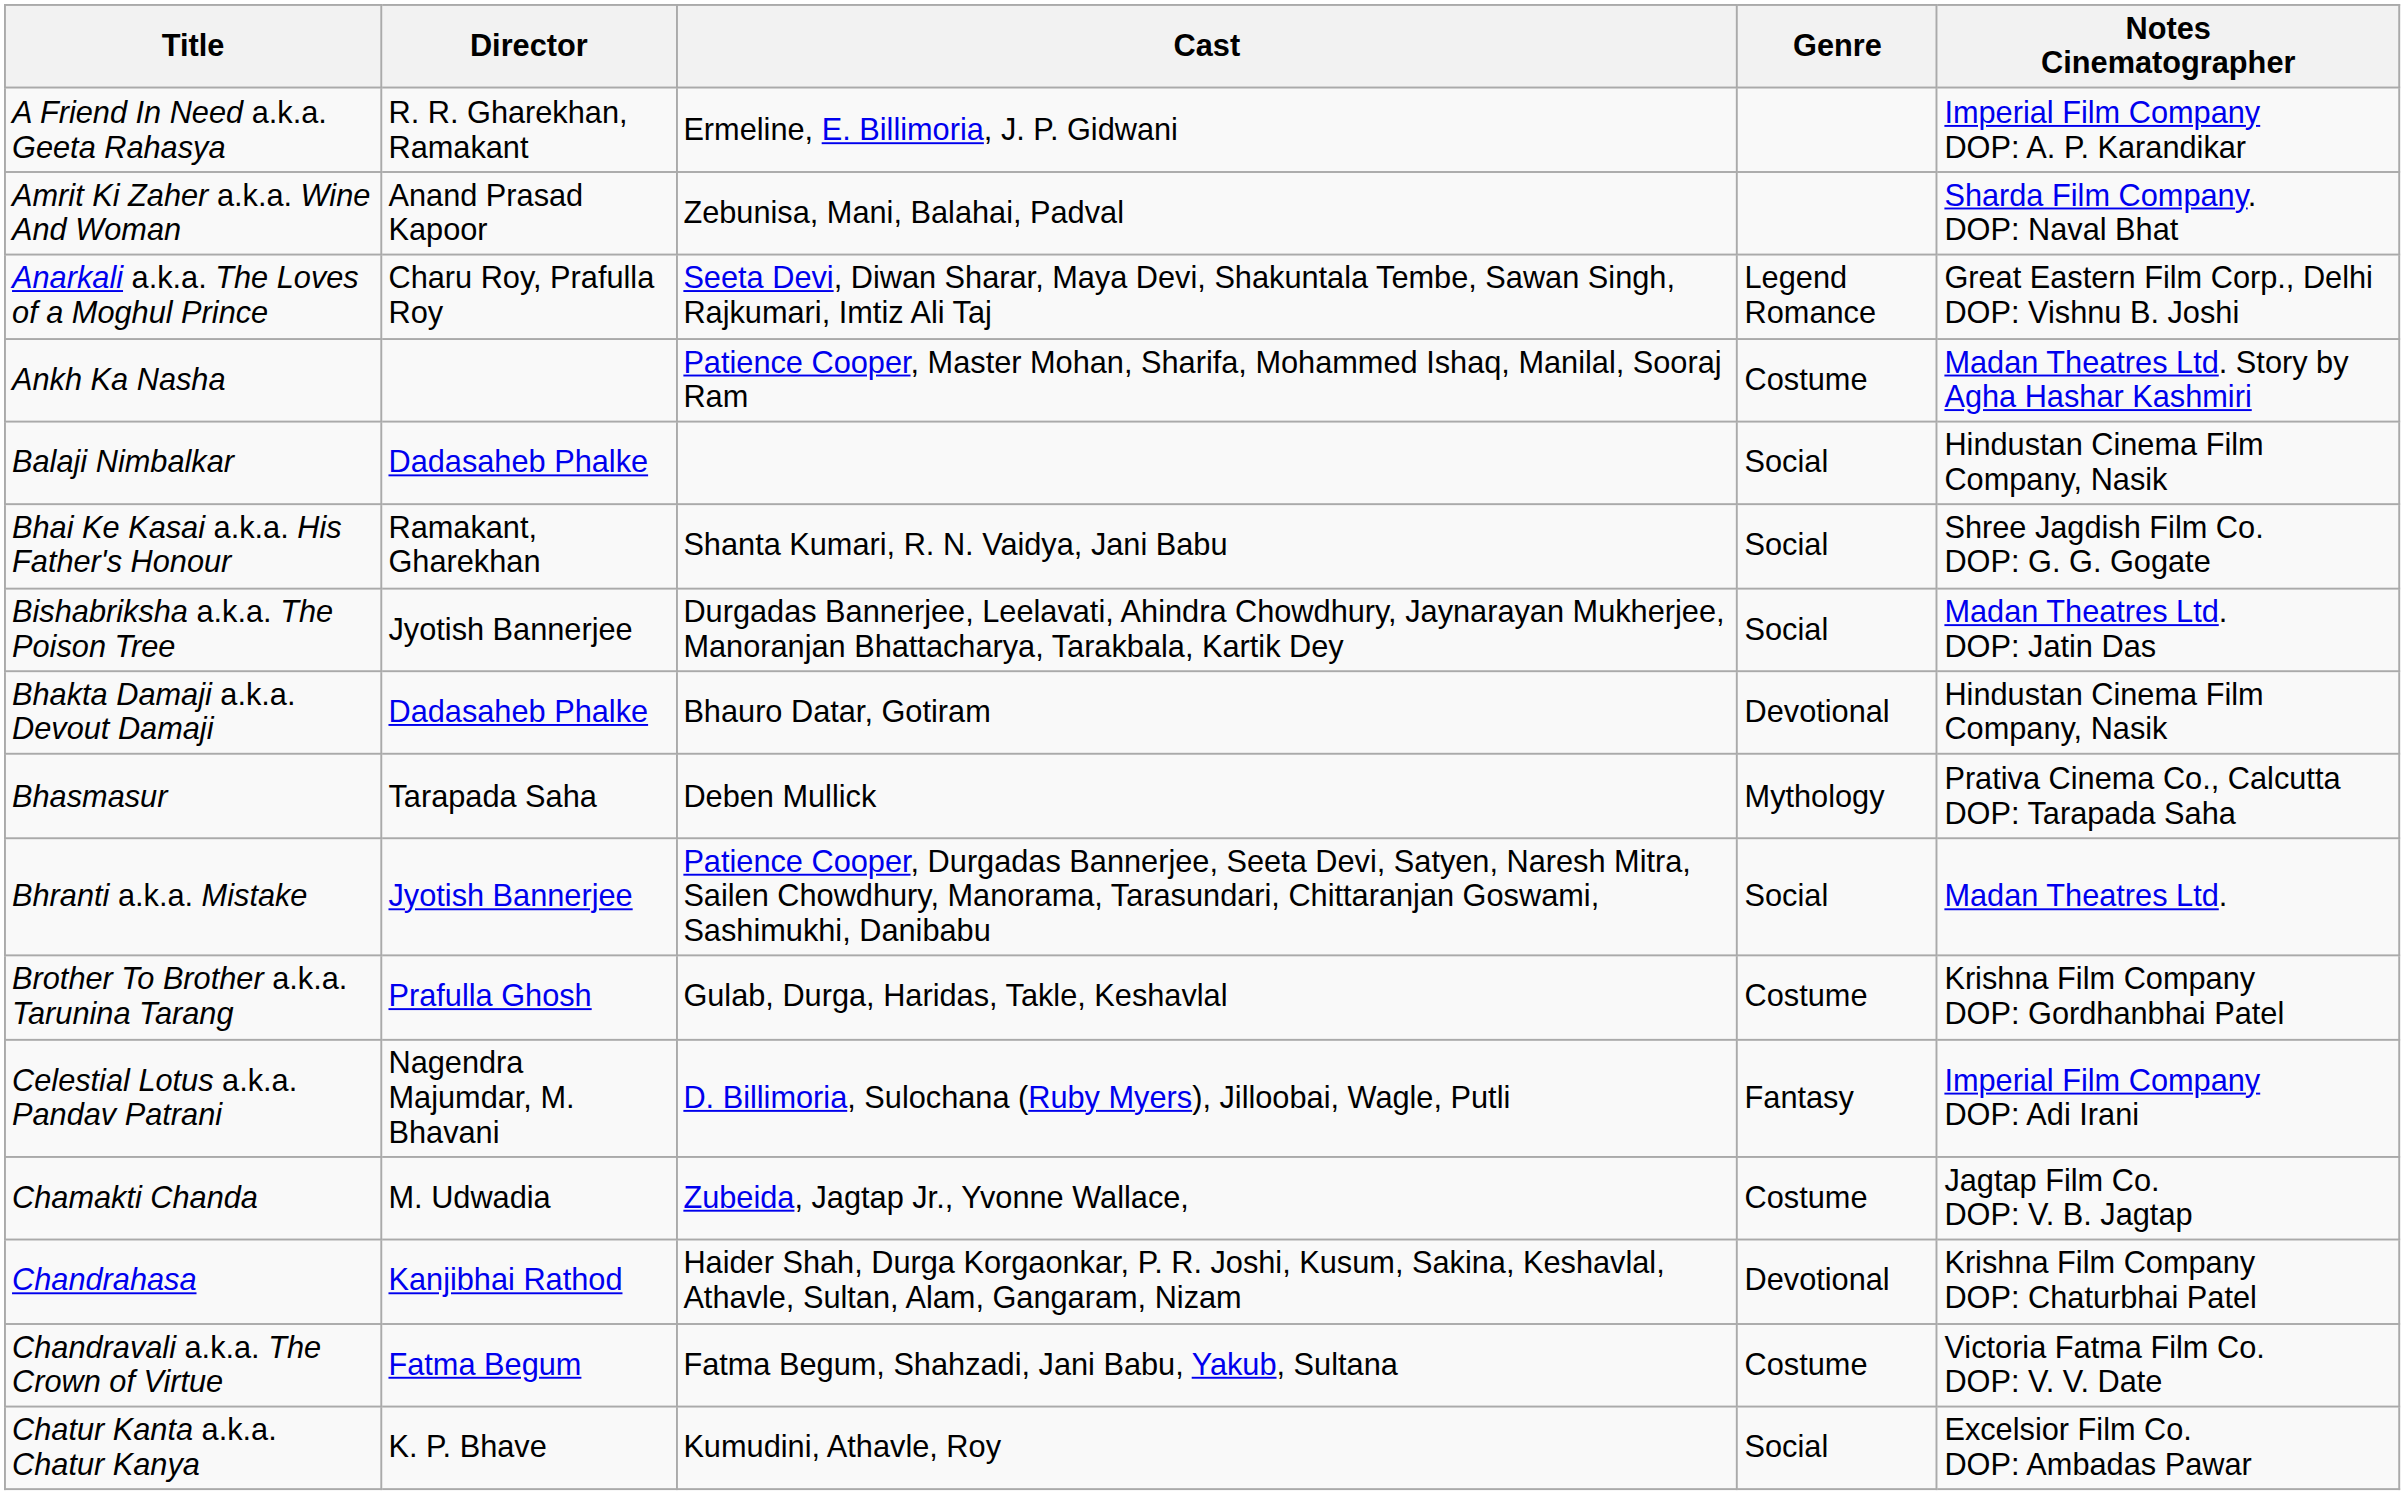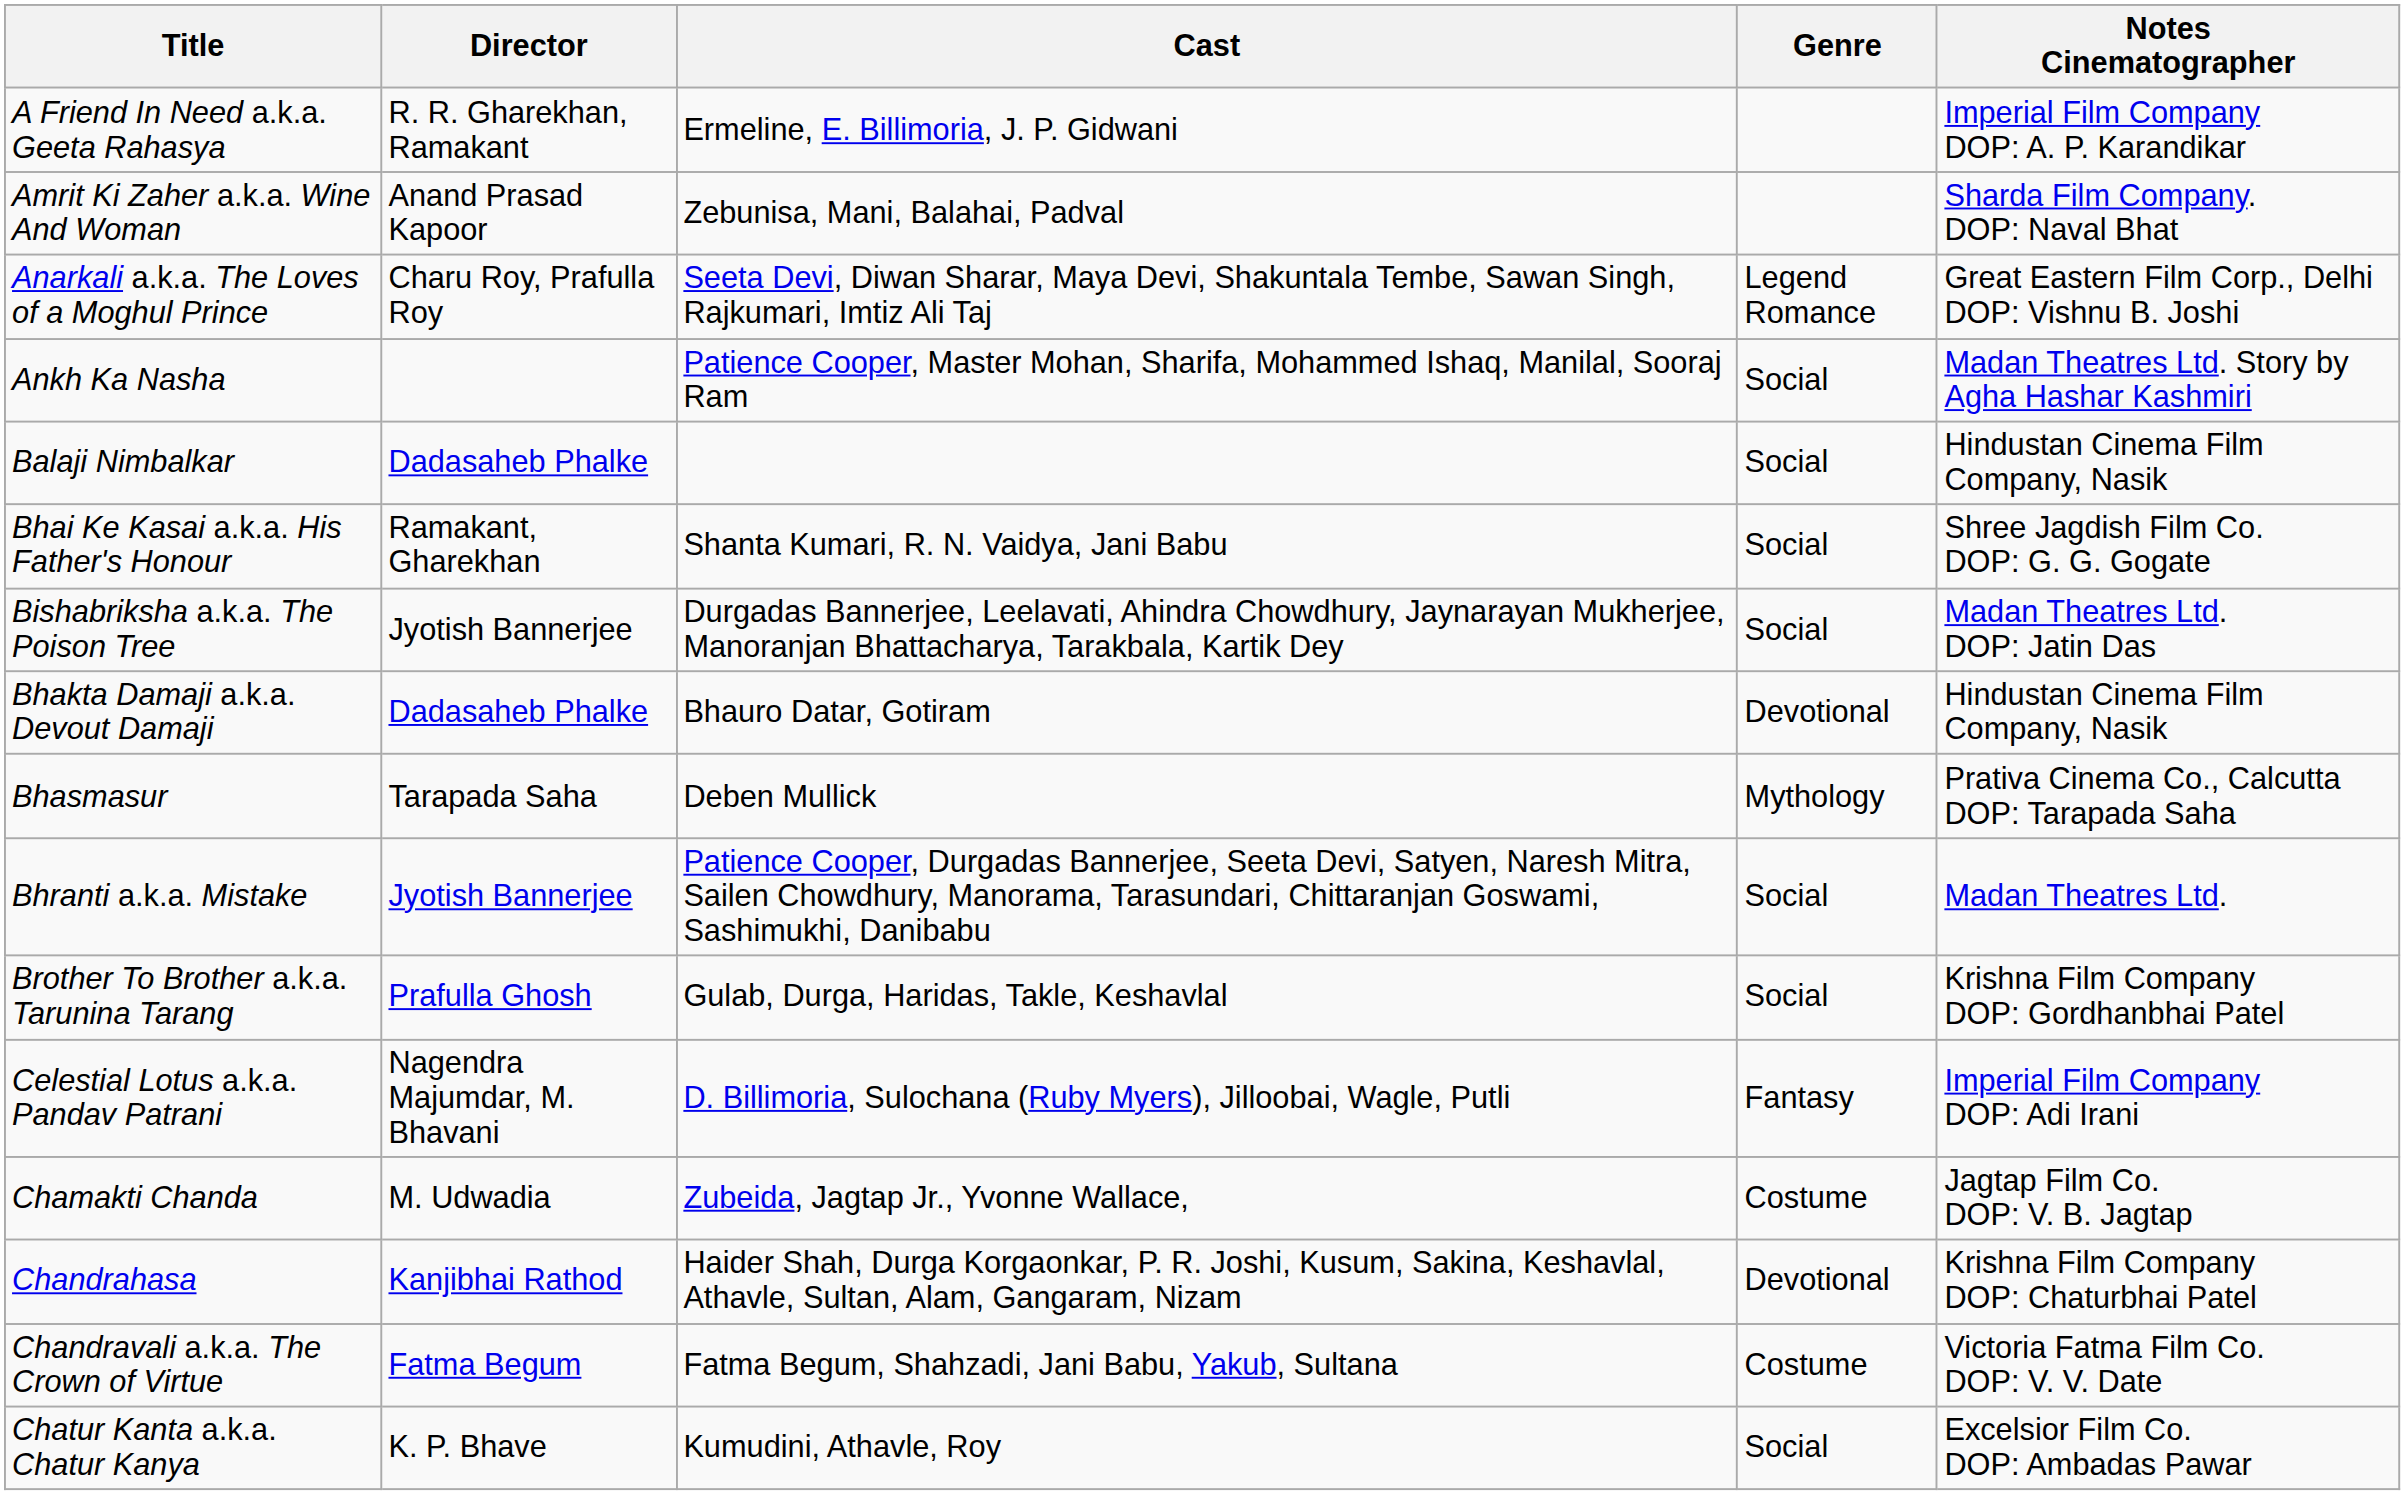(1806, 379) Costume -> (1786, 379) Social
(1806, 996) Costume -> (1786, 996) Social
